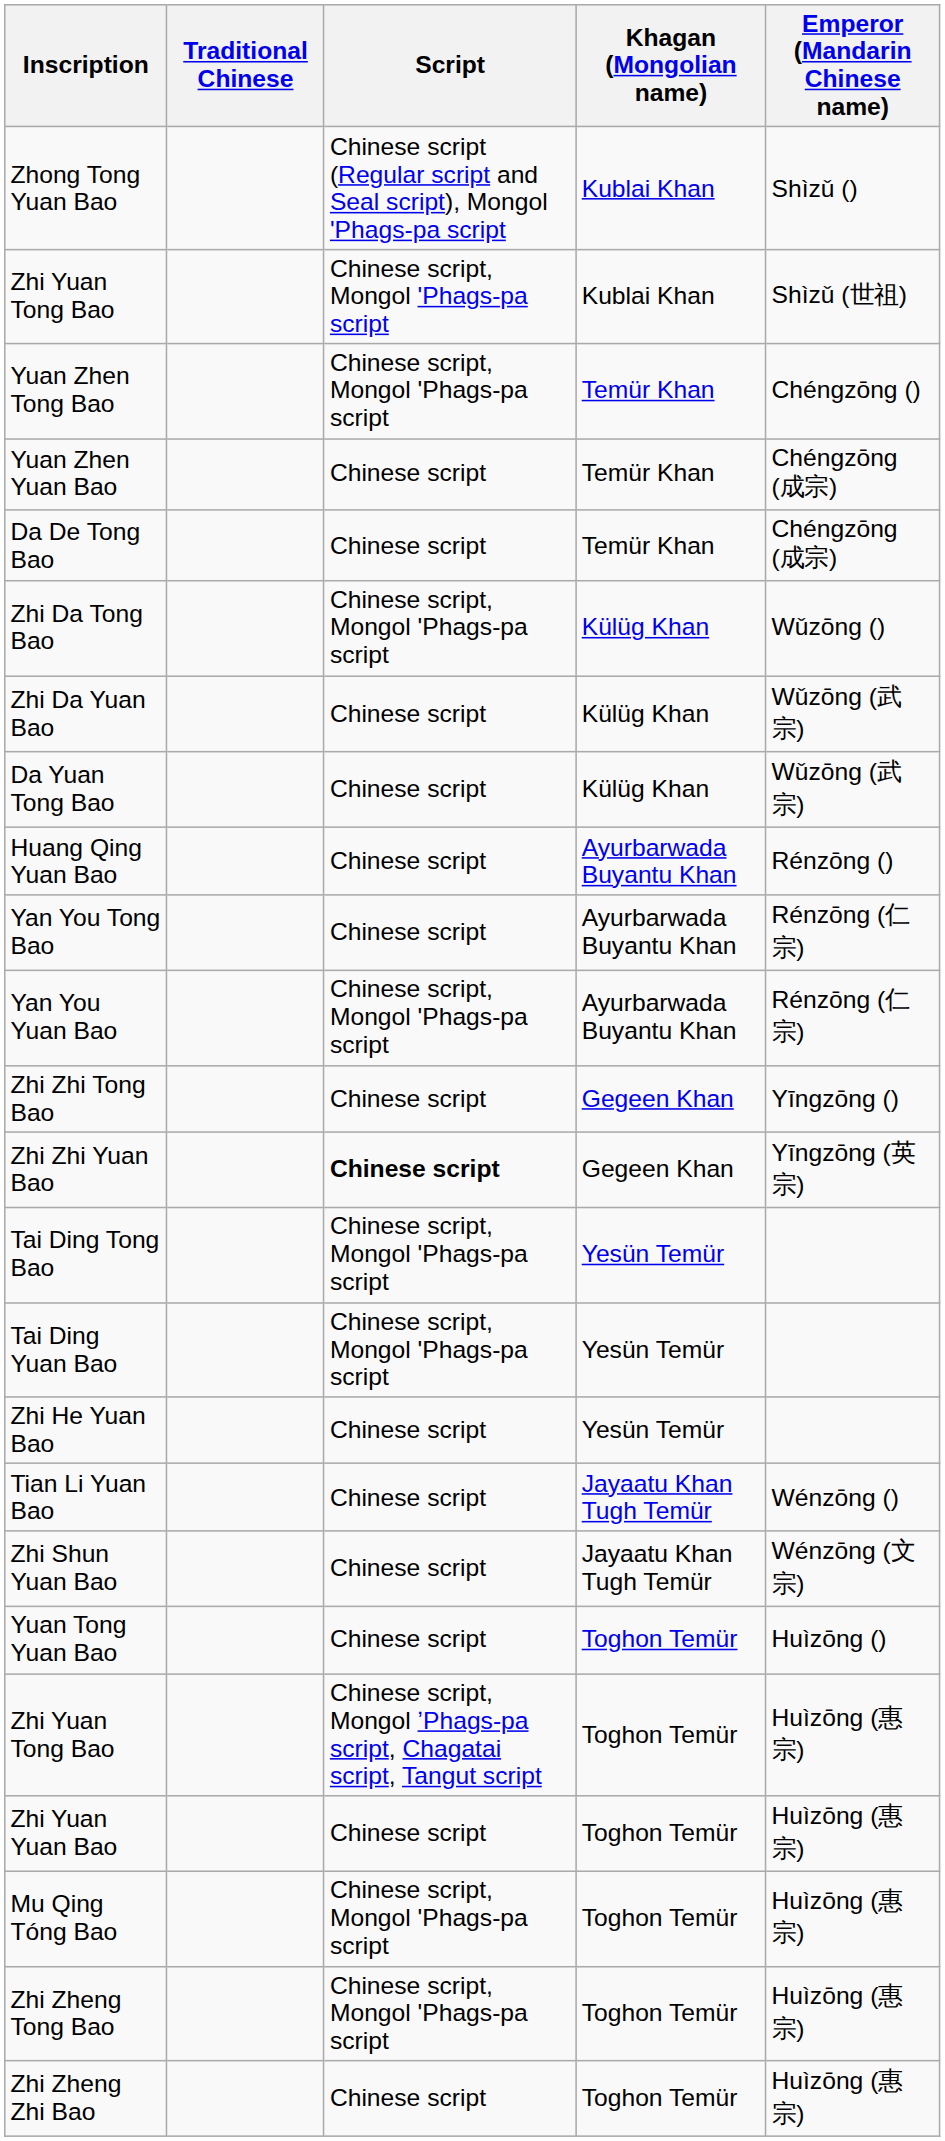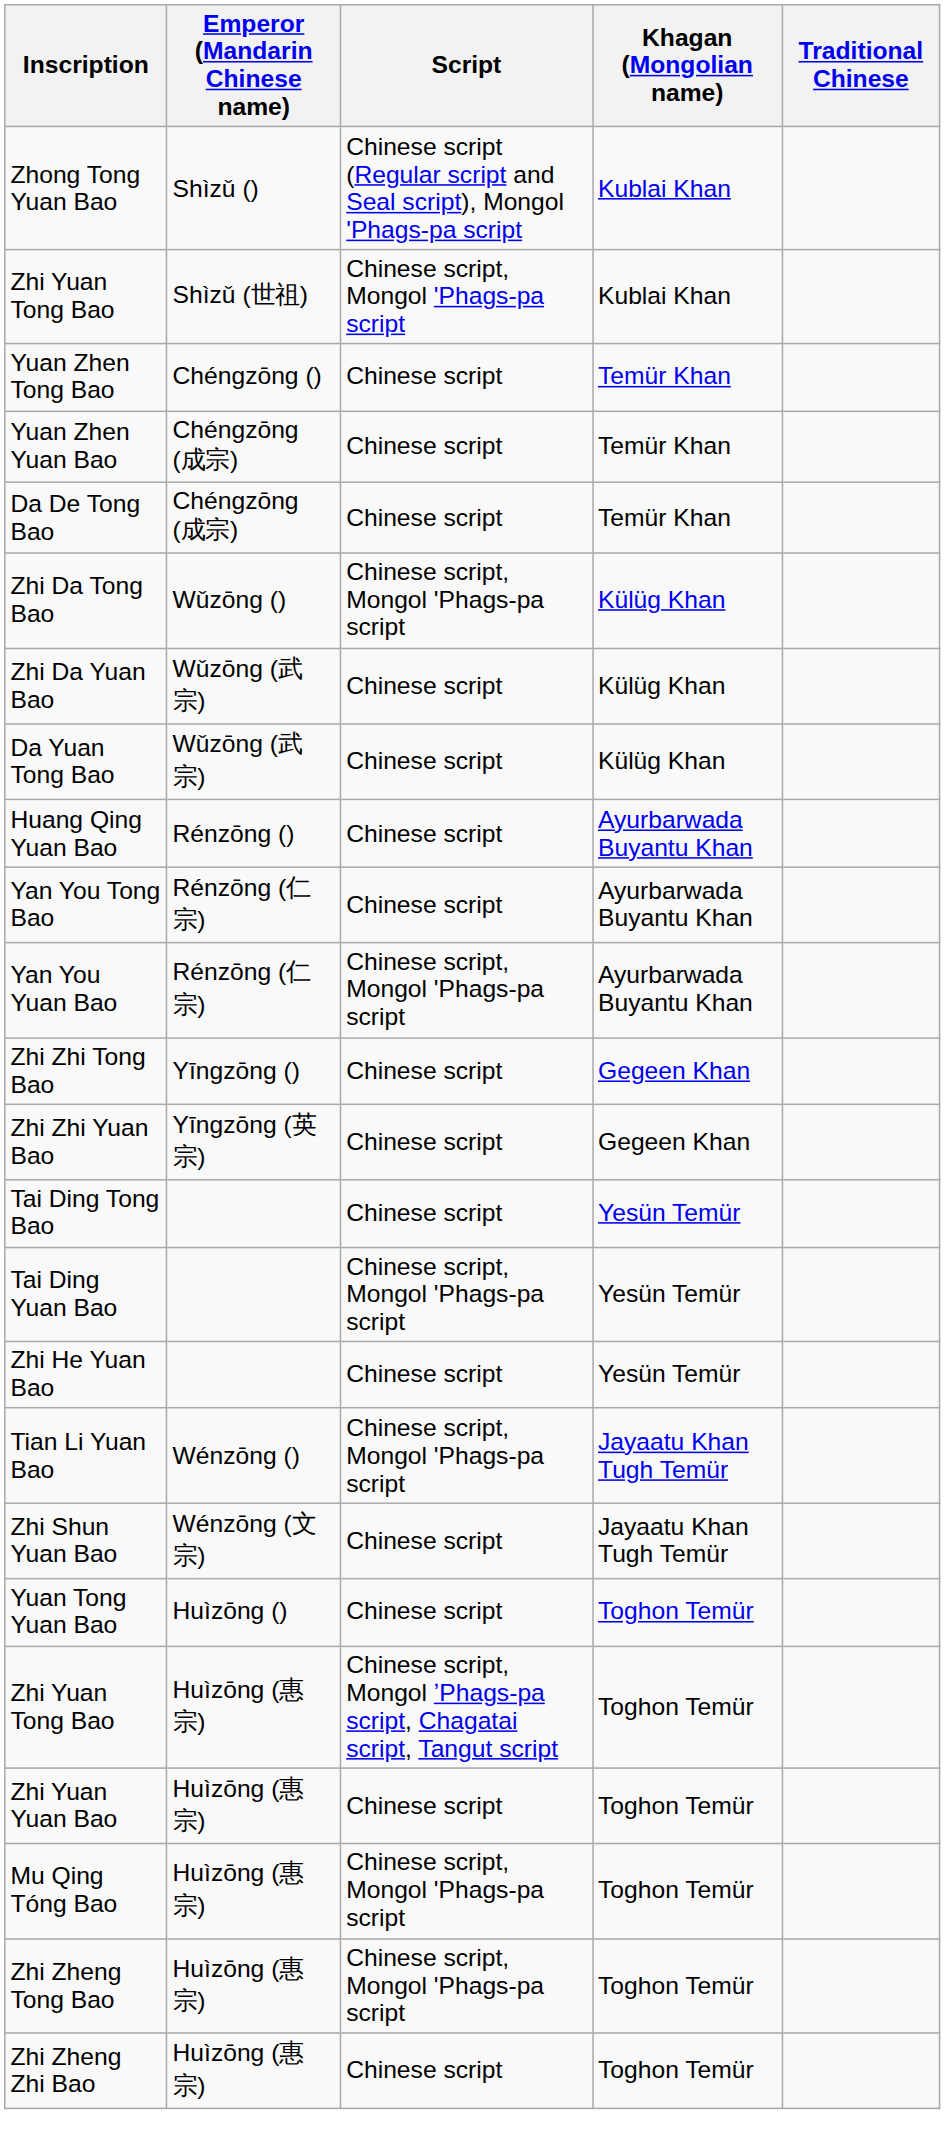columns swapped: (246, 65) <-> (853, 65)
(429, 390) Chinese script, Mongol 'Phags-pa script -> (424, 376) Chinese script
(415, 1169) bold -> (424, 1141) normal
(429, 1254) Chinese script, Mongol 'Phags-pa script -> (424, 1213) Chinese script
(408, 1496) Chinese script -> (445, 1455) Chinese script, Mongol 'Phags-pa script
